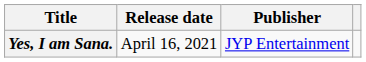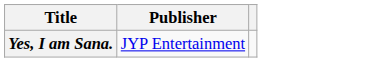- column: (169, 17)
